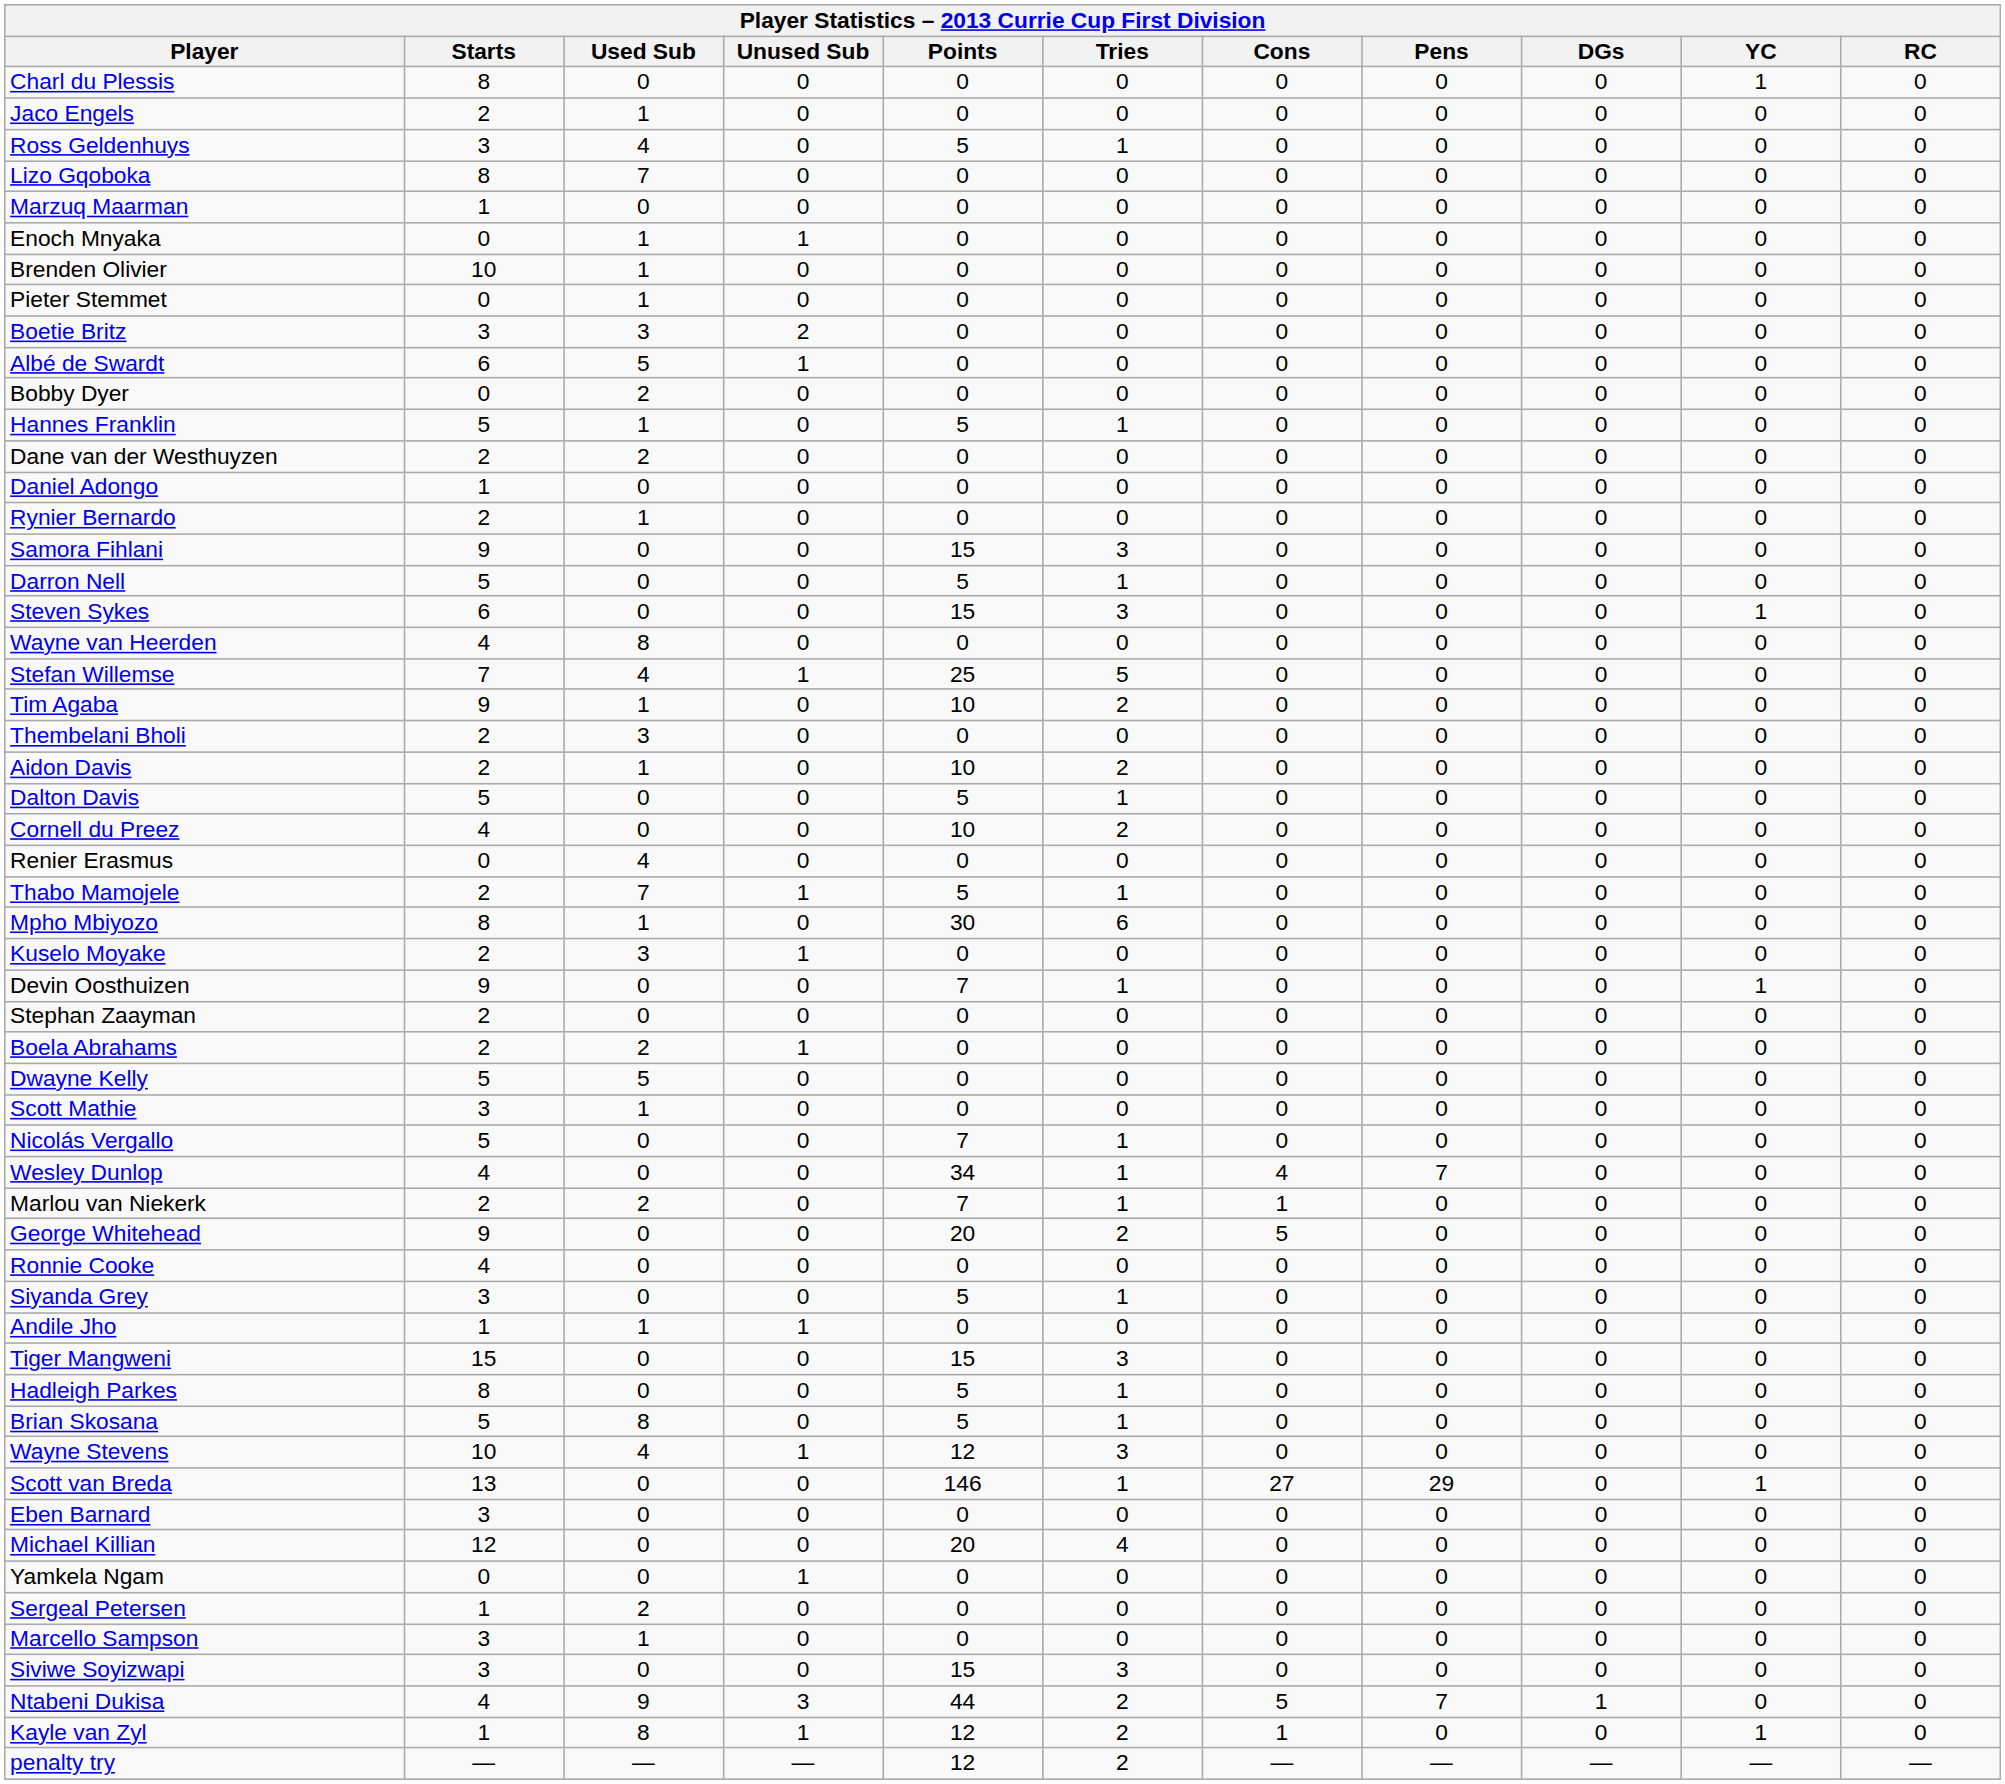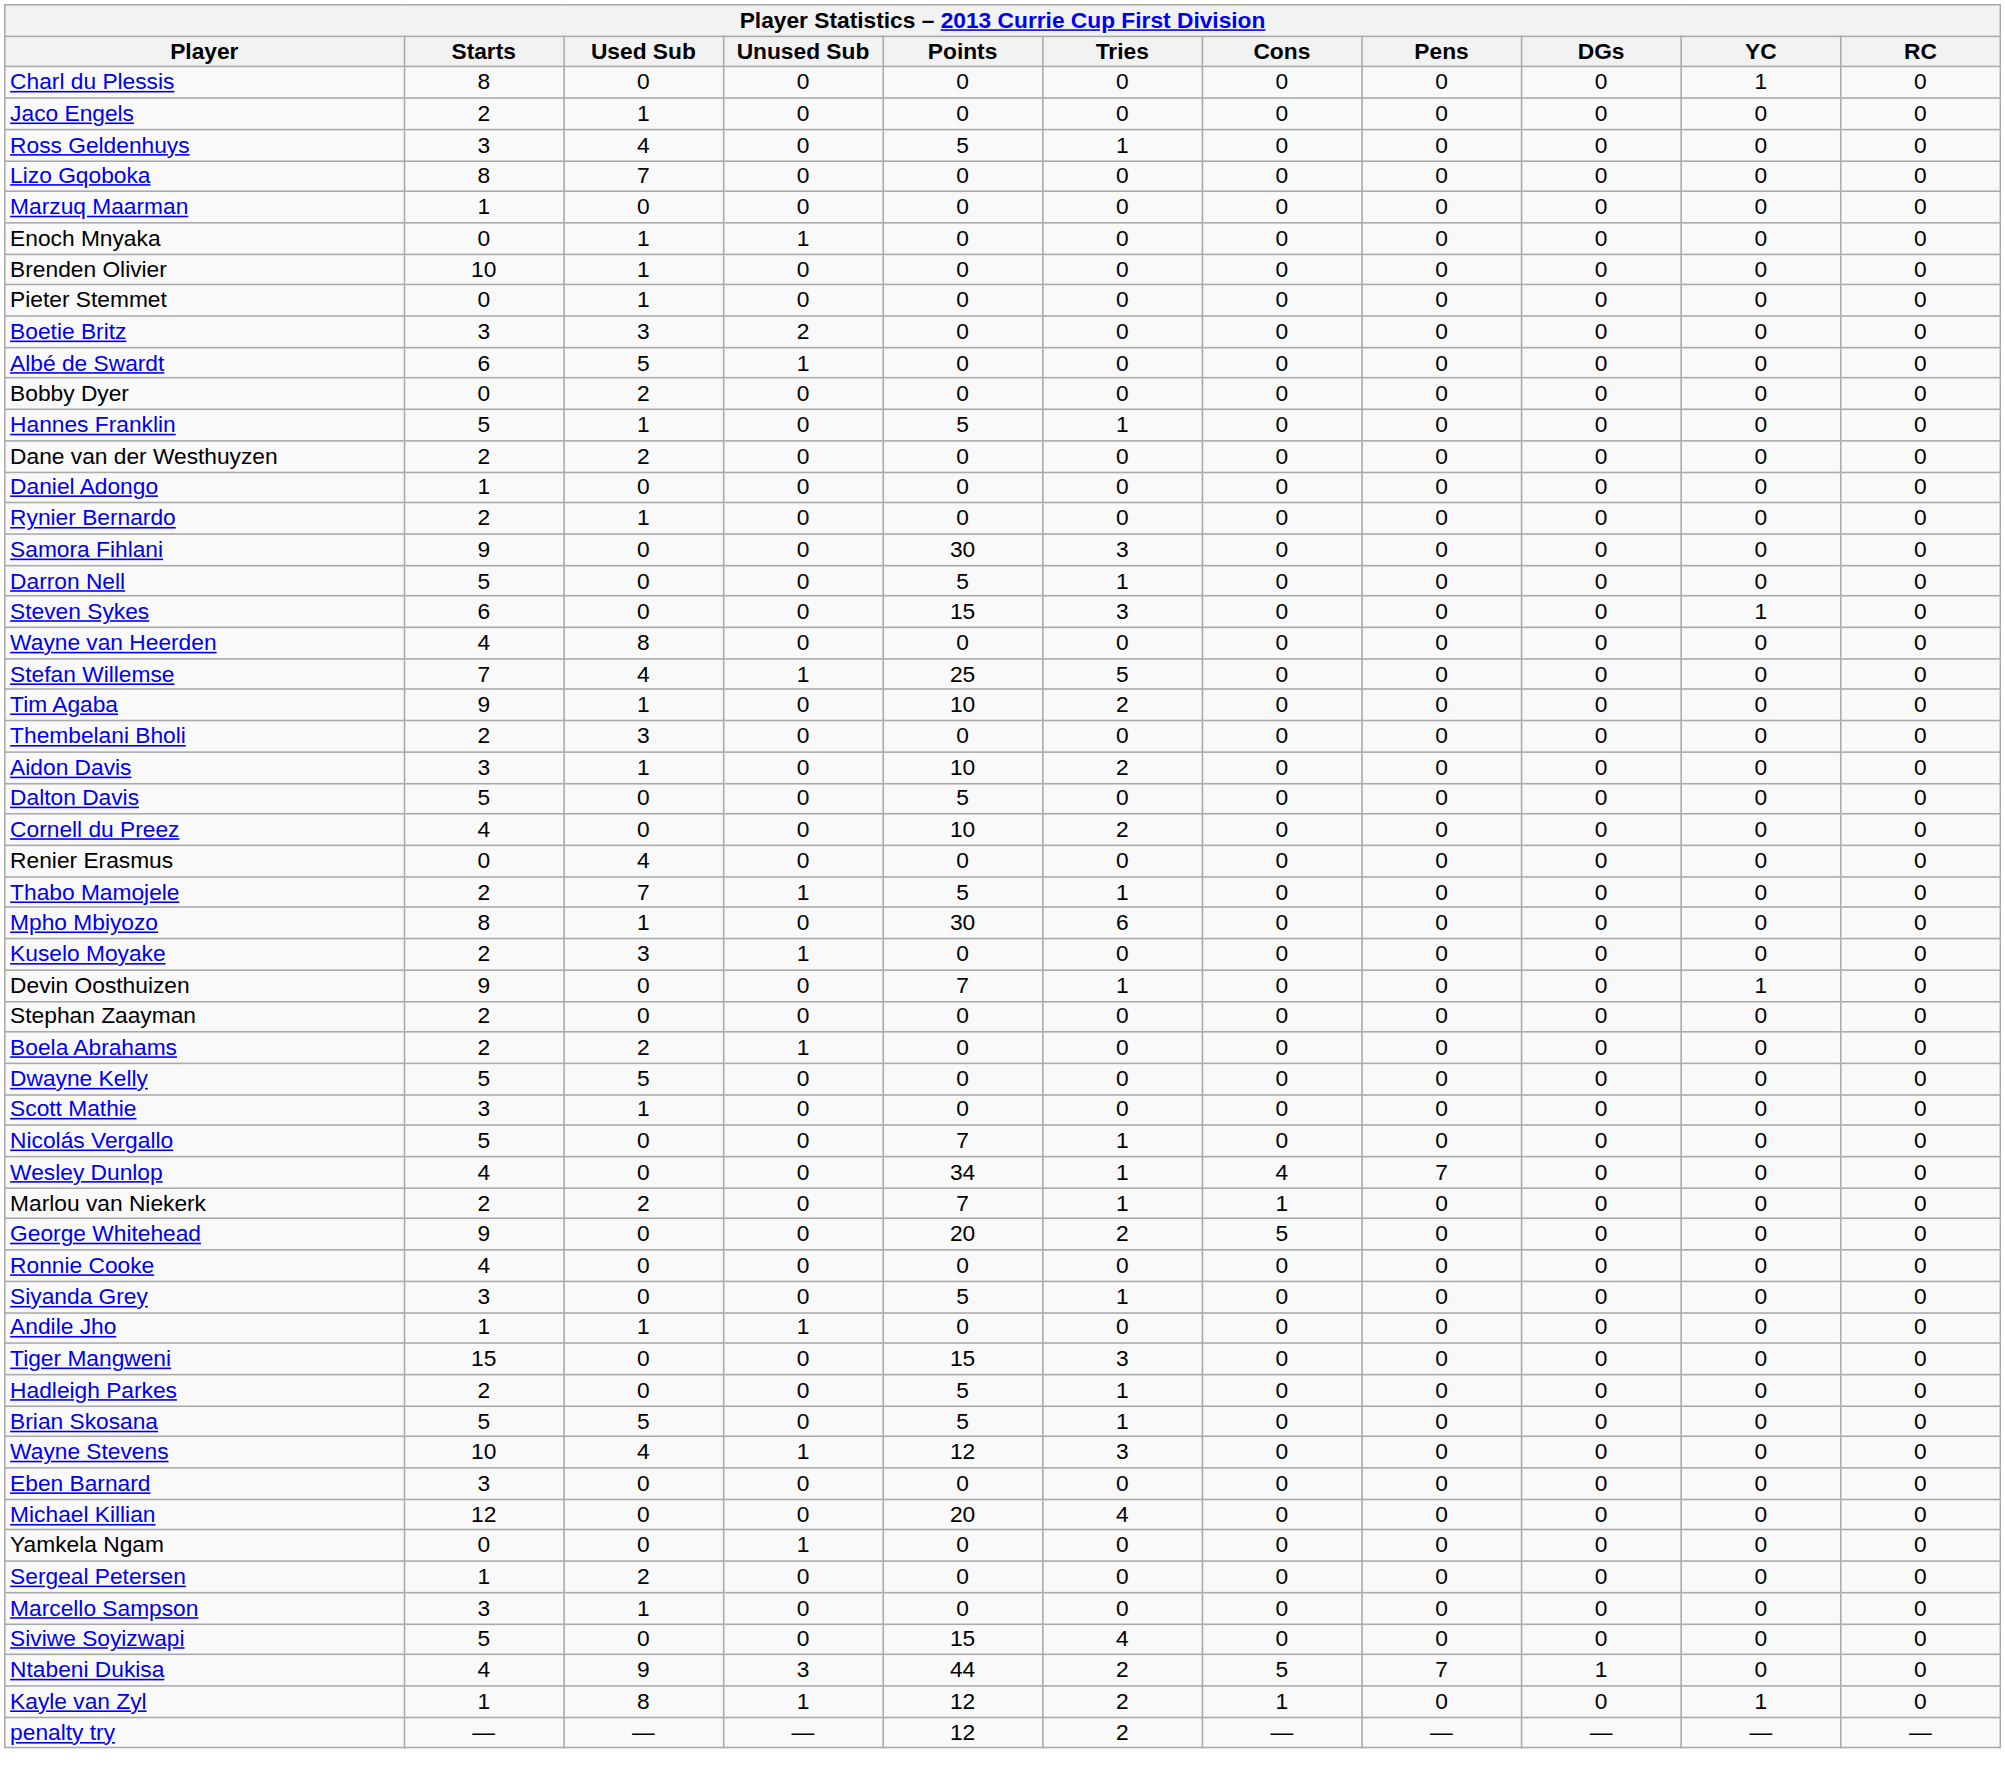(963, 549) 15 -> (963, 549) 30
(484, 767) 2 -> (484, 767) 3
(1122, 798) 1 -> (1122, 798) 0
(484, 1390) 8 -> (484, 1390) 2
(643, 1421) 8 -> (643, 1421) 5
- row: (91, 1483)
(484, 1670) 3 -> (484, 1639) 5
(1122, 1670) 3 -> (1122, 1639) 4
